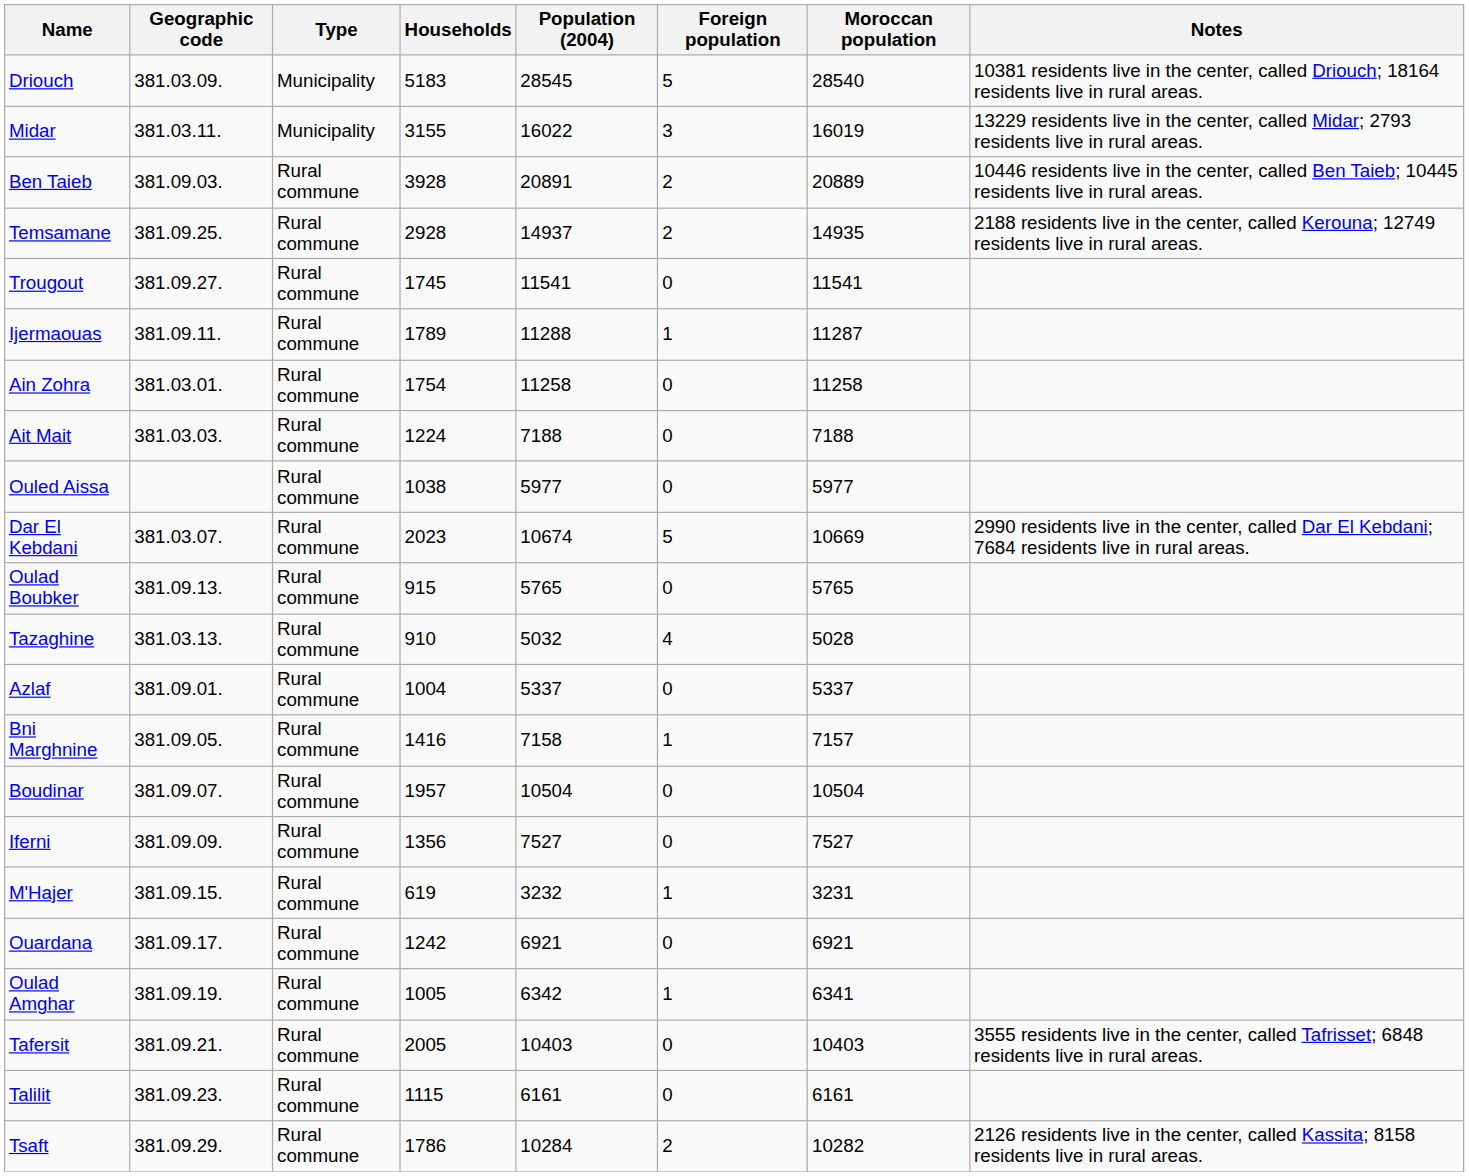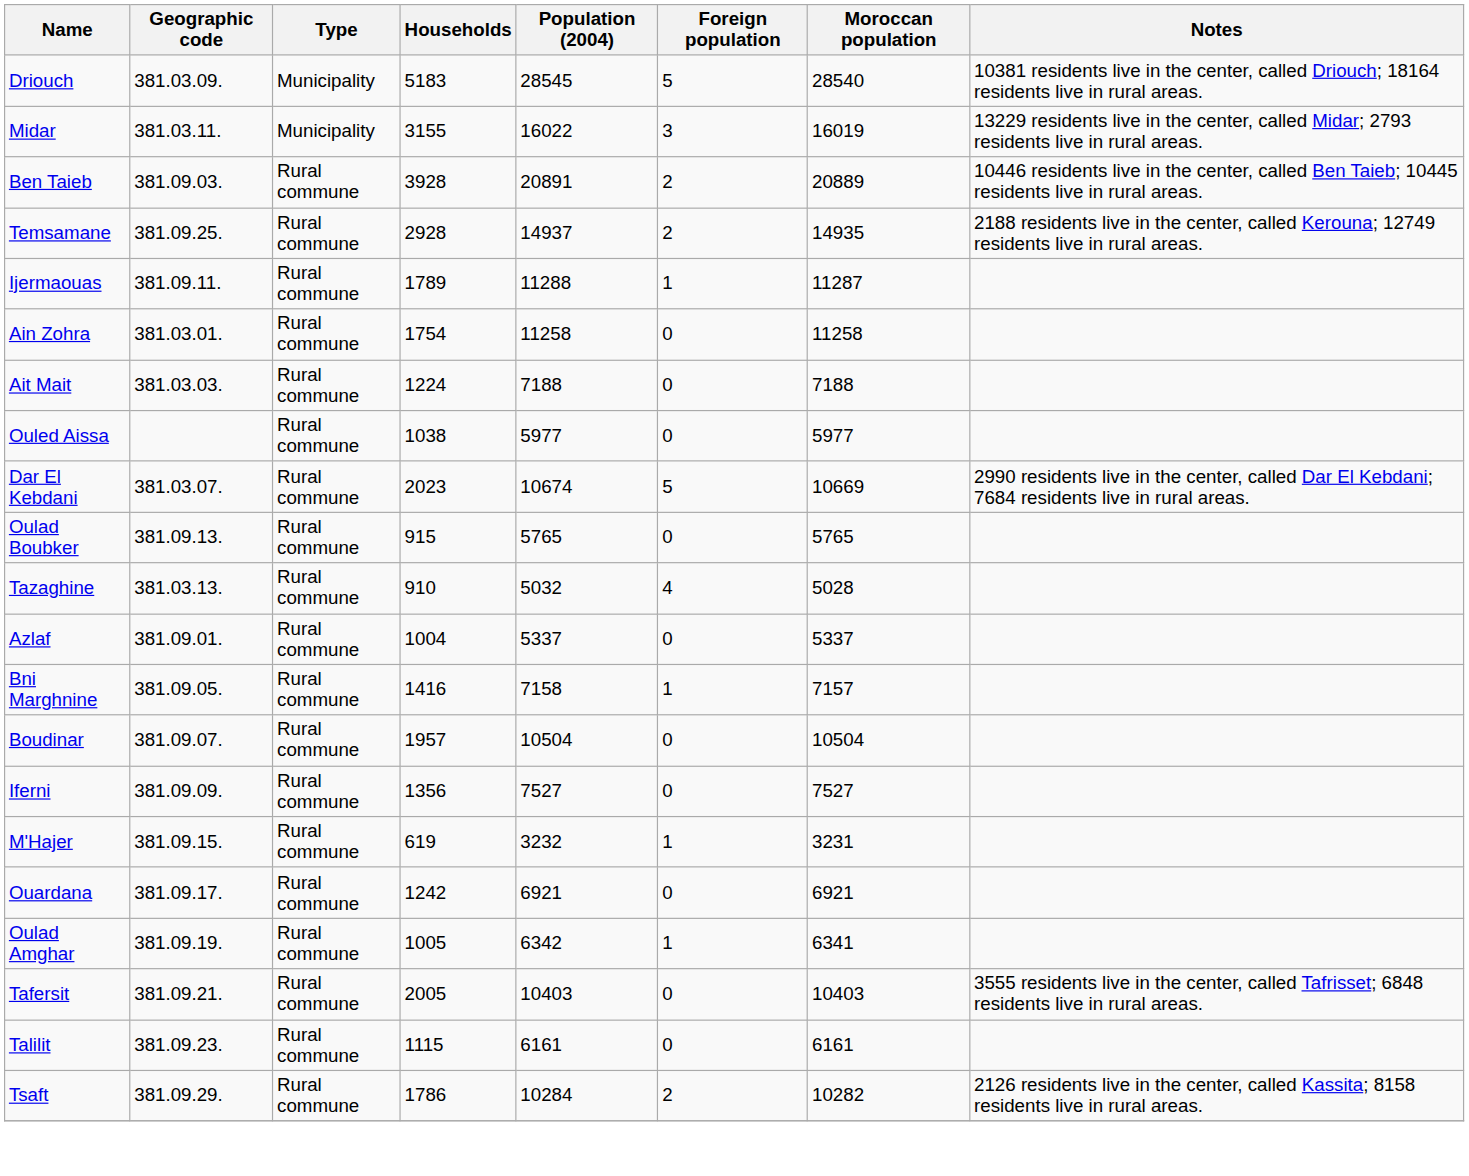- row: (46, 283)
